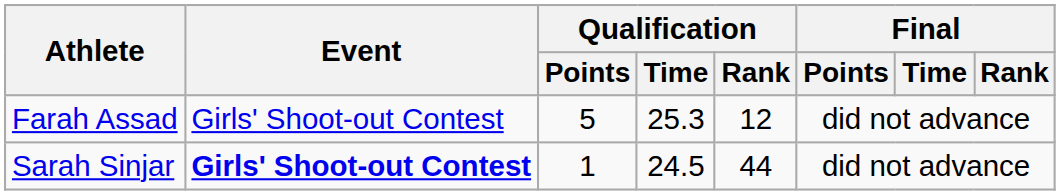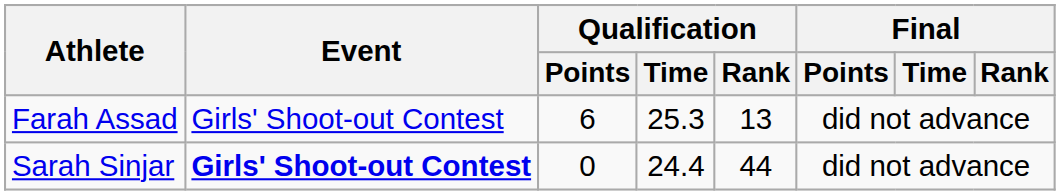(587, 119) 5 -> (587, 119) 6
(756, 119) 12 -> (756, 119) 13
(587, 166) 1 -> (587, 166) 0
(676, 166) 24.5 -> (676, 166) 24.4
